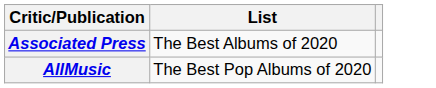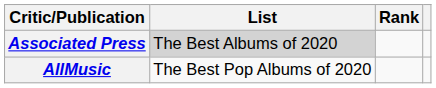+ column: (399, 17)
(245, 43) no background -> (245, 43) lightgrey background
